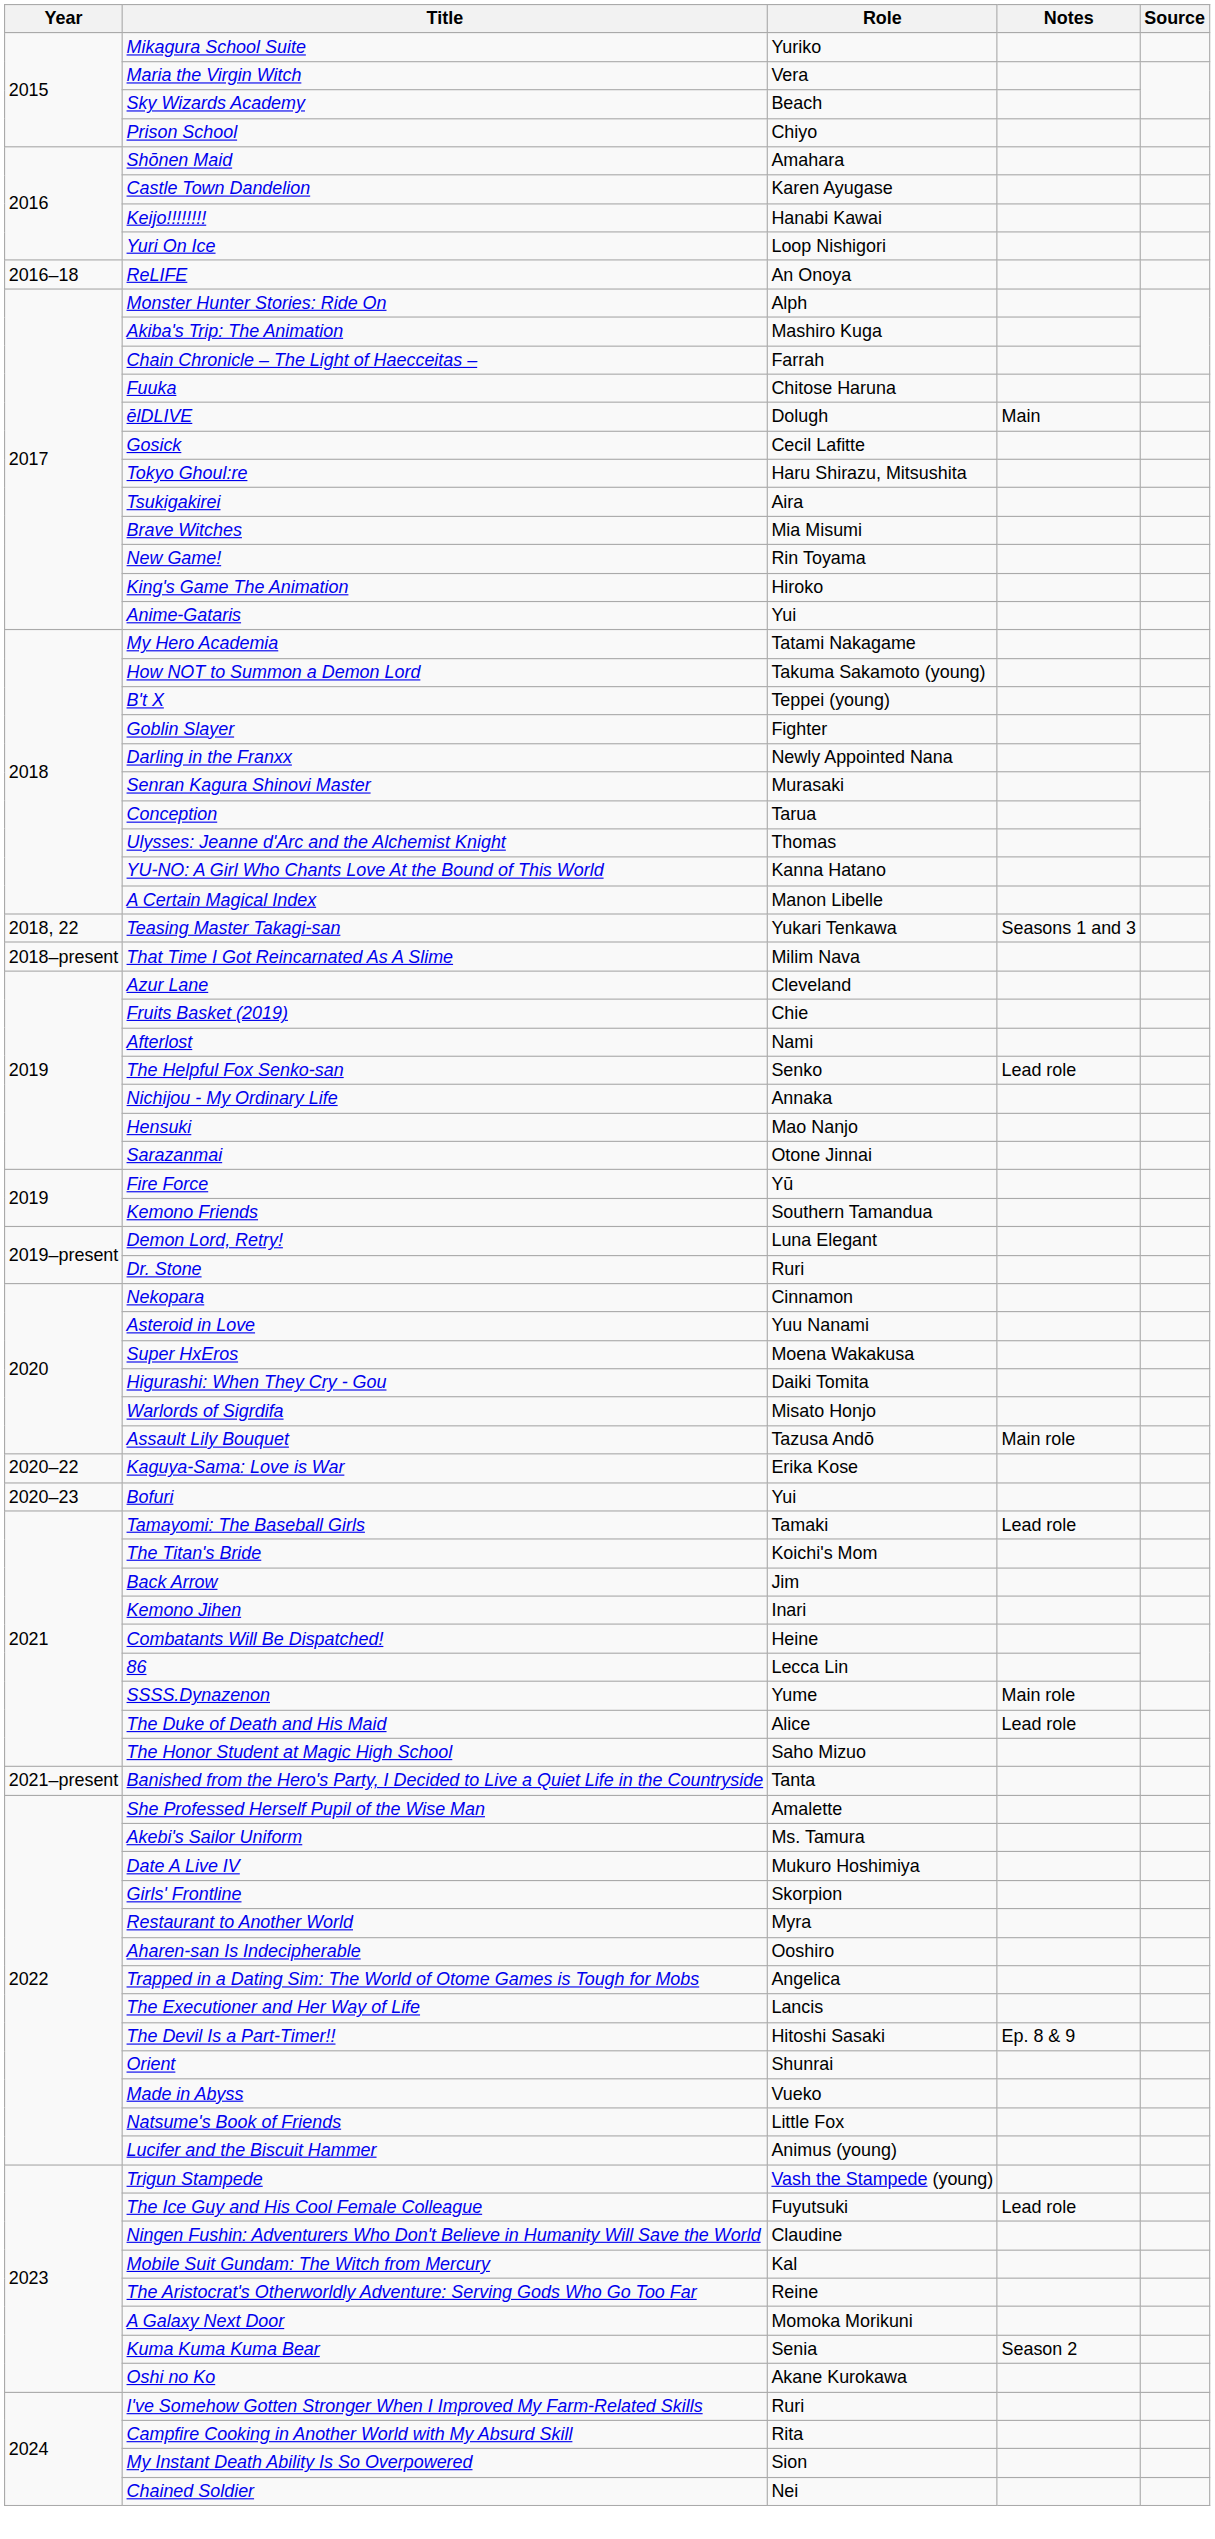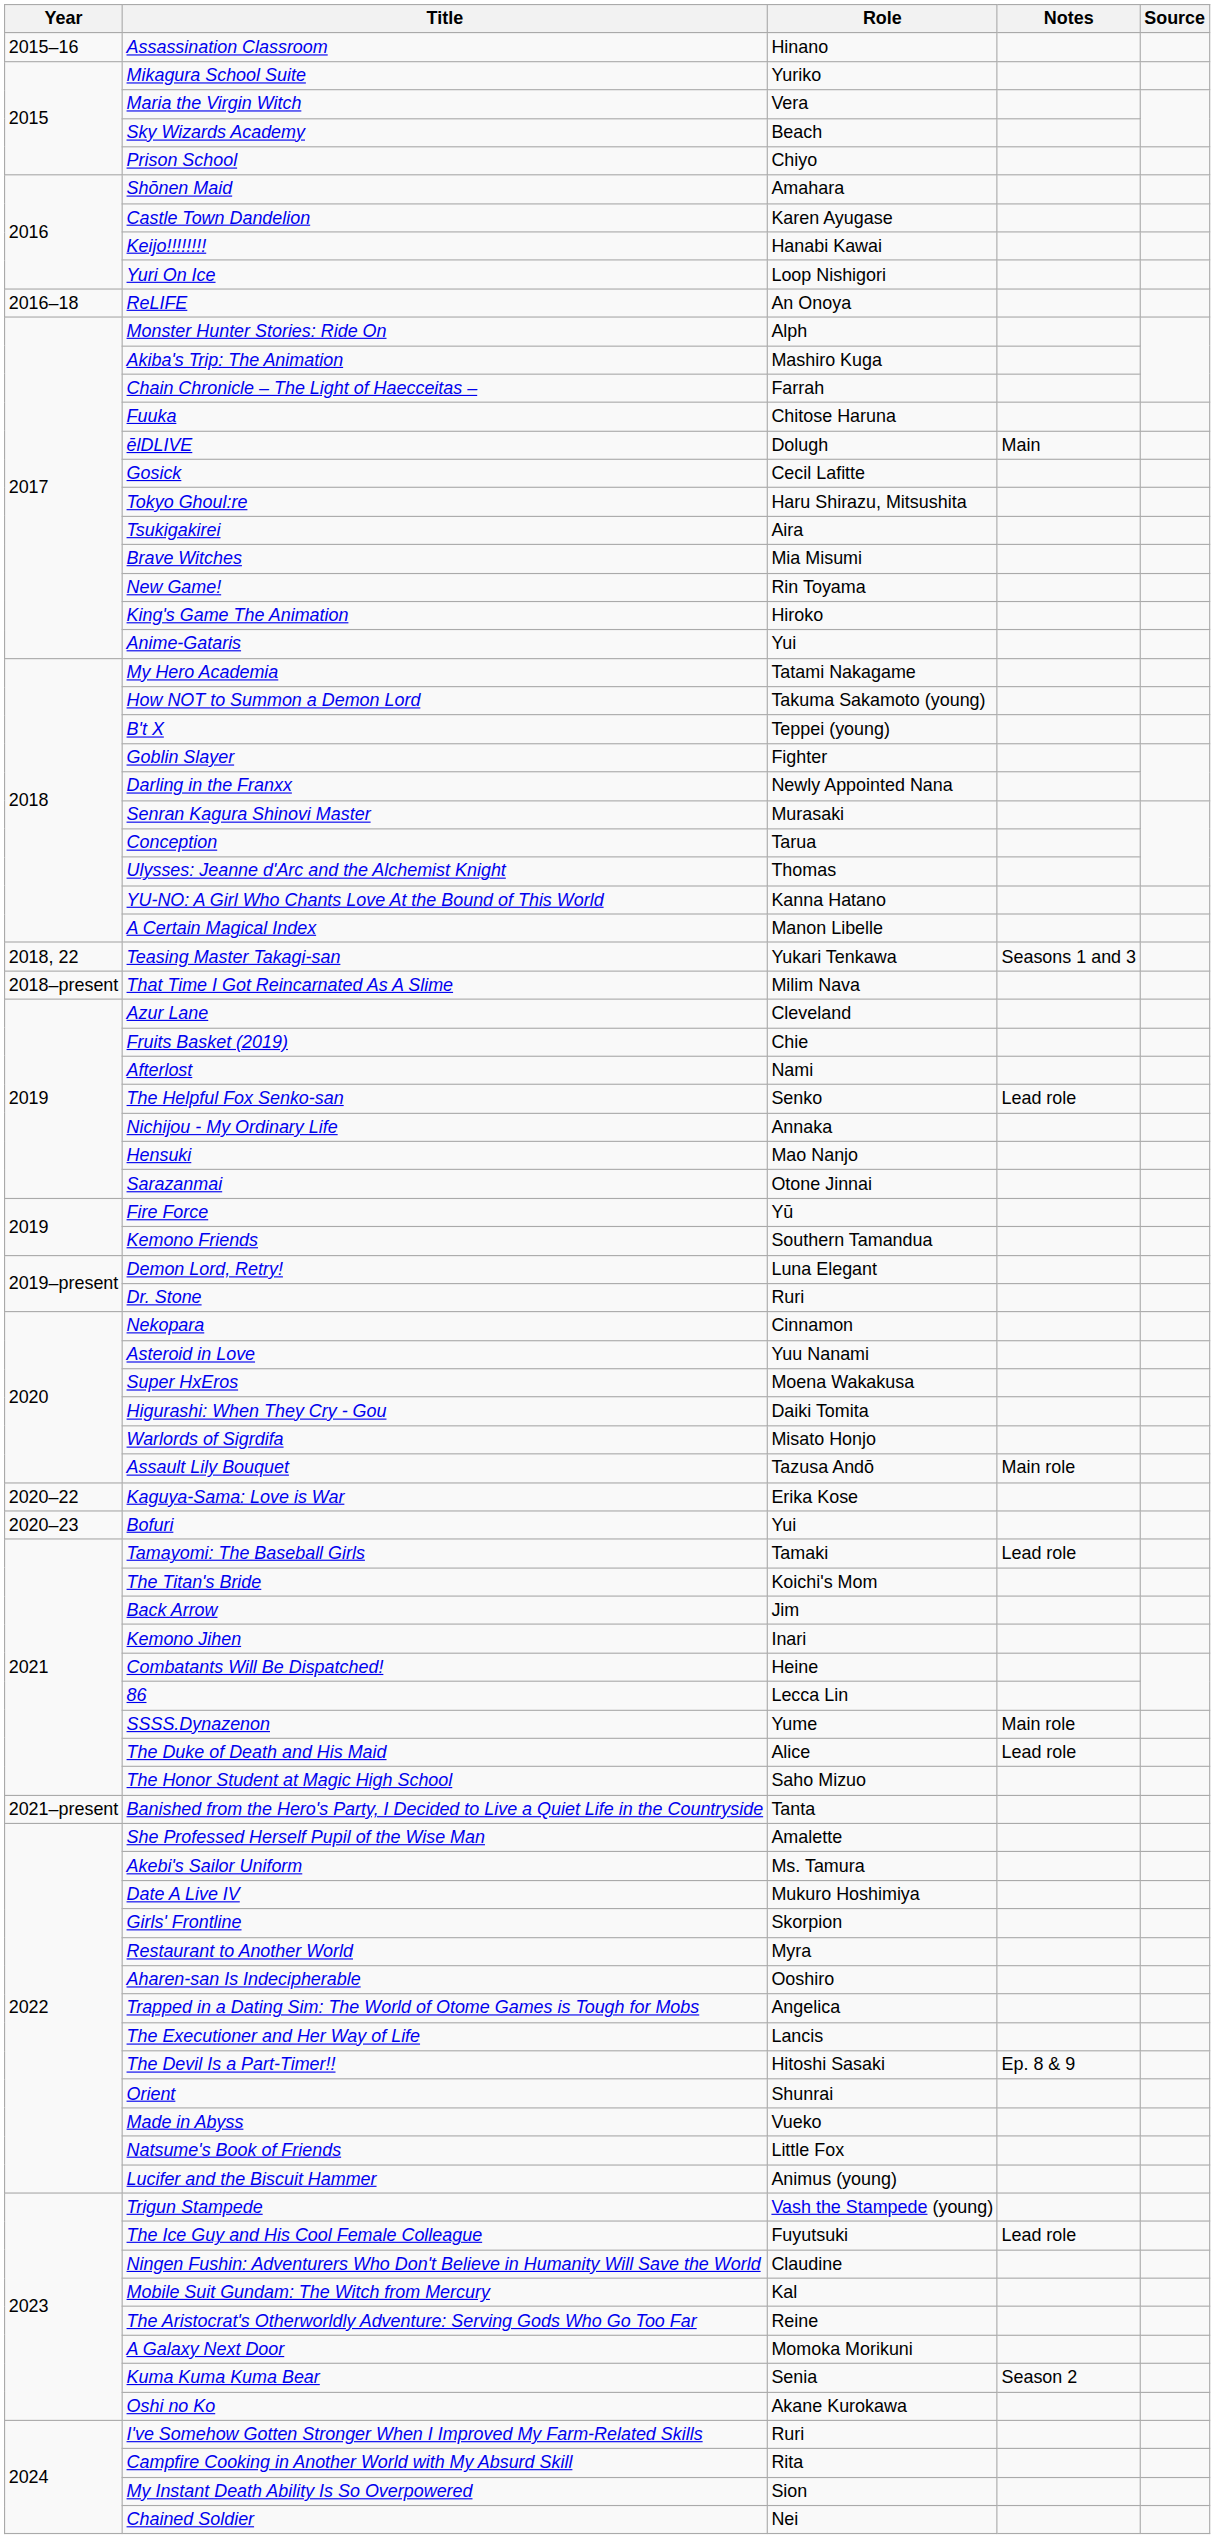+ row: (227, 47)
